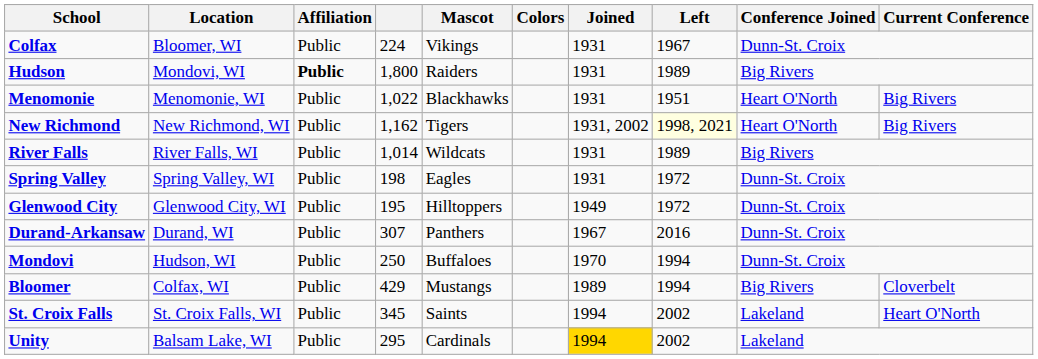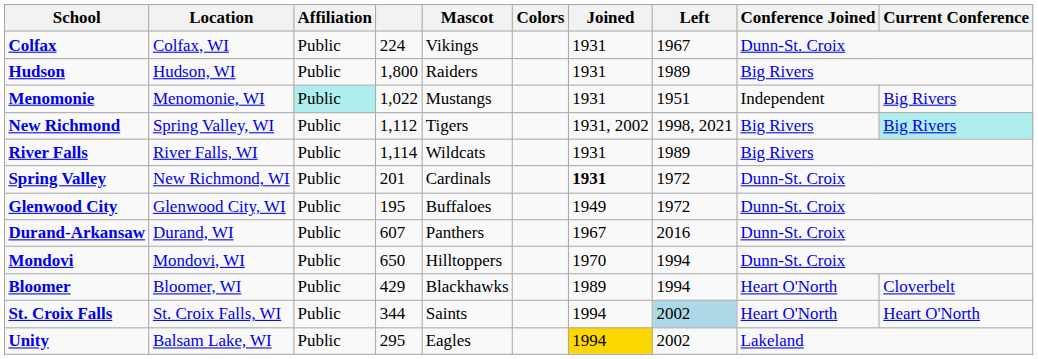(197, 44) Bloomer, WI -> (191, 44) Colfax, WI
(199, 71) Mondovi, WI -> (194, 71) Hudson, WI
(321, 71) bold -> (319, 71) normal
(319, 98) no background -> (319, 98) paleturquoise background
(467, 98) Blackhawks -> (459, 98) Mustangs
(789, 98) Heart O'North -> (782, 98) Independent
(221, 125) New Richmond, WI -> (214, 125) Spring Valley, WI
(399, 125) 1,162 -> (399, 125) 1,112
(695, 125) lightyellow background -> (695, 125) no background
(789, 125) Heart O'North -> (777, 125) Big Rivers
(920, 125) no background -> (920, 125) paleturquoise background
(399, 152) 1,014 -> (399, 152) 1,114
(214, 179) Spring Valley, WI -> (221, 179) New Richmond, WI
(392, 179) 198 -> (392, 179) 201
(448, 179) Eagles -> (458, 179) Cardinals
(589, 179) normal -> (589, 179) bold
(464, 206) Hilltoppers -> (459, 206) Buffaloes
(392, 233) 307 -> (392, 233) 607
(194, 260) Hudson, WI -> (199, 260) Mondovi, WI
(392, 260) 250 -> (392, 260) 650
(459, 260) Buffaloes -> (464, 260) Hilltoppers
(191, 286) Colfax, WI -> (197, 286) Bloomer, WI
(459, 286) Mustangs -> (467, 286) Blackhawks
(777, 286) Big Rivers -> (789, 286) Heart O'North
(392, 313) 345 -> (392, 313) 344
(673, 313) no background -> (673, 313) lightblue background
(772, 313) Lakeland -> (789, 313) Heart O'North
(458, 340) Cardinals -> (448, 340) Eagles
